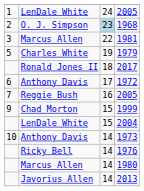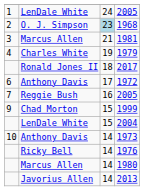(108, 39) 22 -> (108, 39) 21
(9, 53) 5 -> (9, 53) 4
